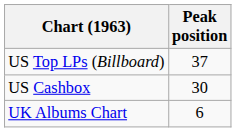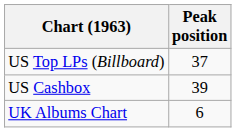(200, 87) 30 -> (200, 87) 39
